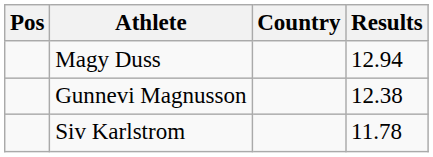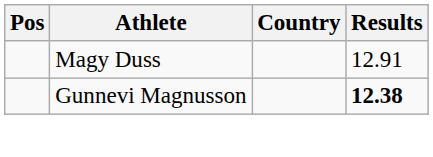(377, 59) 12.94 -> (377, 59) 12.91
(377, 95) normal -> (377, 95) bold
- row: (120, 132)
